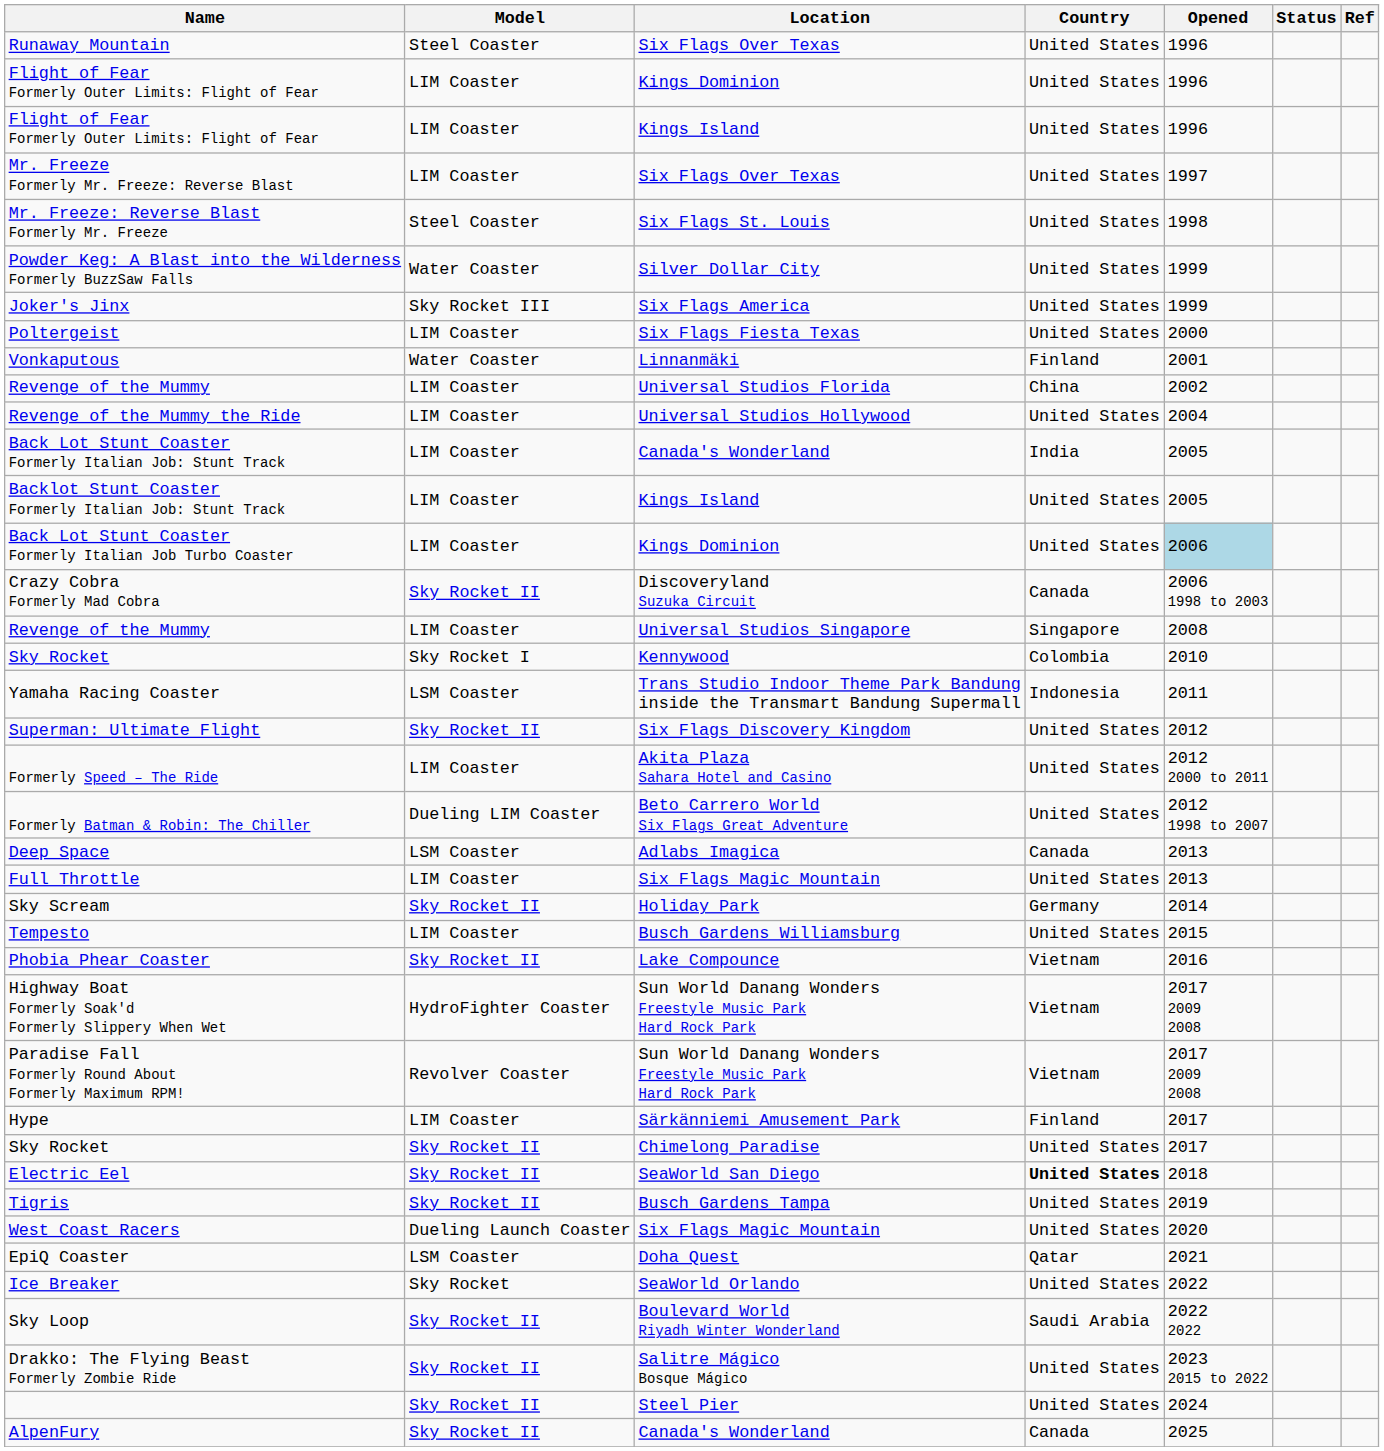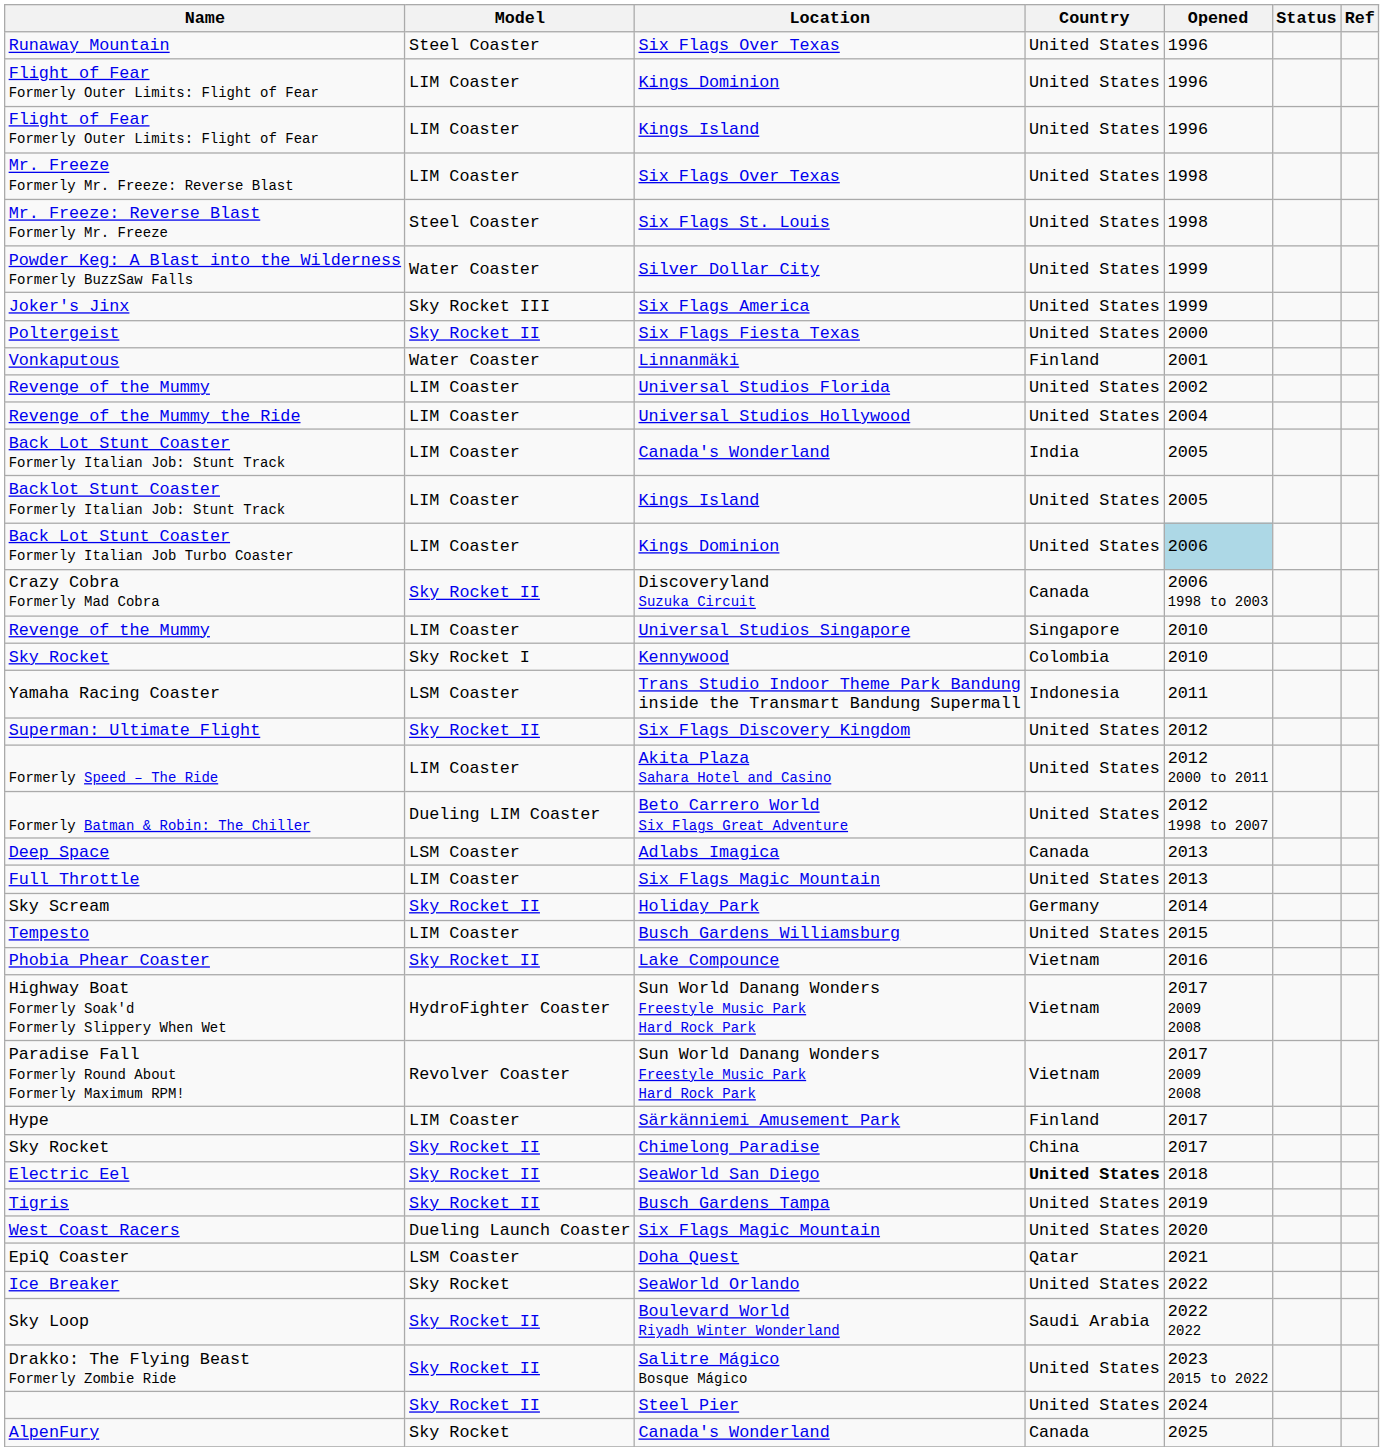(1188, 176) 1997 -> (1188, 176) 1998
(464, 334) LIM Coaster -> (475, 334) Sky Rocket II
(1054, 388) China -> (1094, 388) United States
(1188, 630) 2008 -> (1188, 630) 2010
(1094, 1148) United States -> (1054, 1148) China
(475, 1433) Sky Rocket II -> (459, 1433) Sky Rocket
